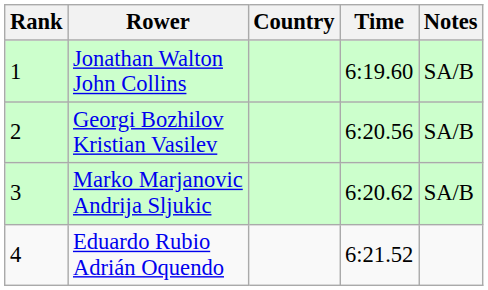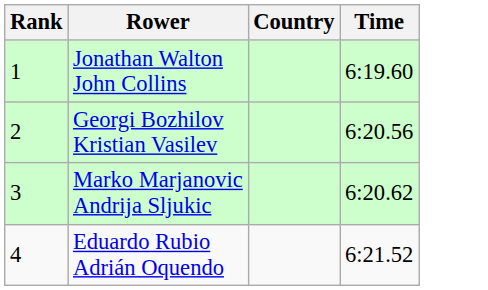- column: (451, 22)
